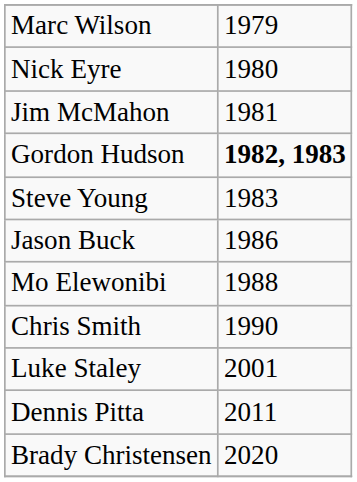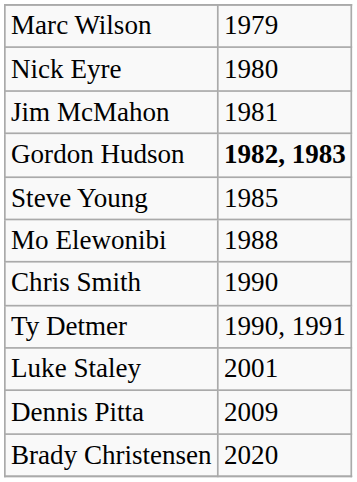(251, 197) 1983 -> (251, 197) 1985
- row: (73, 240)
+ row: (69, 326)
(251, 411) 2011 -> (251, 411) 2009
